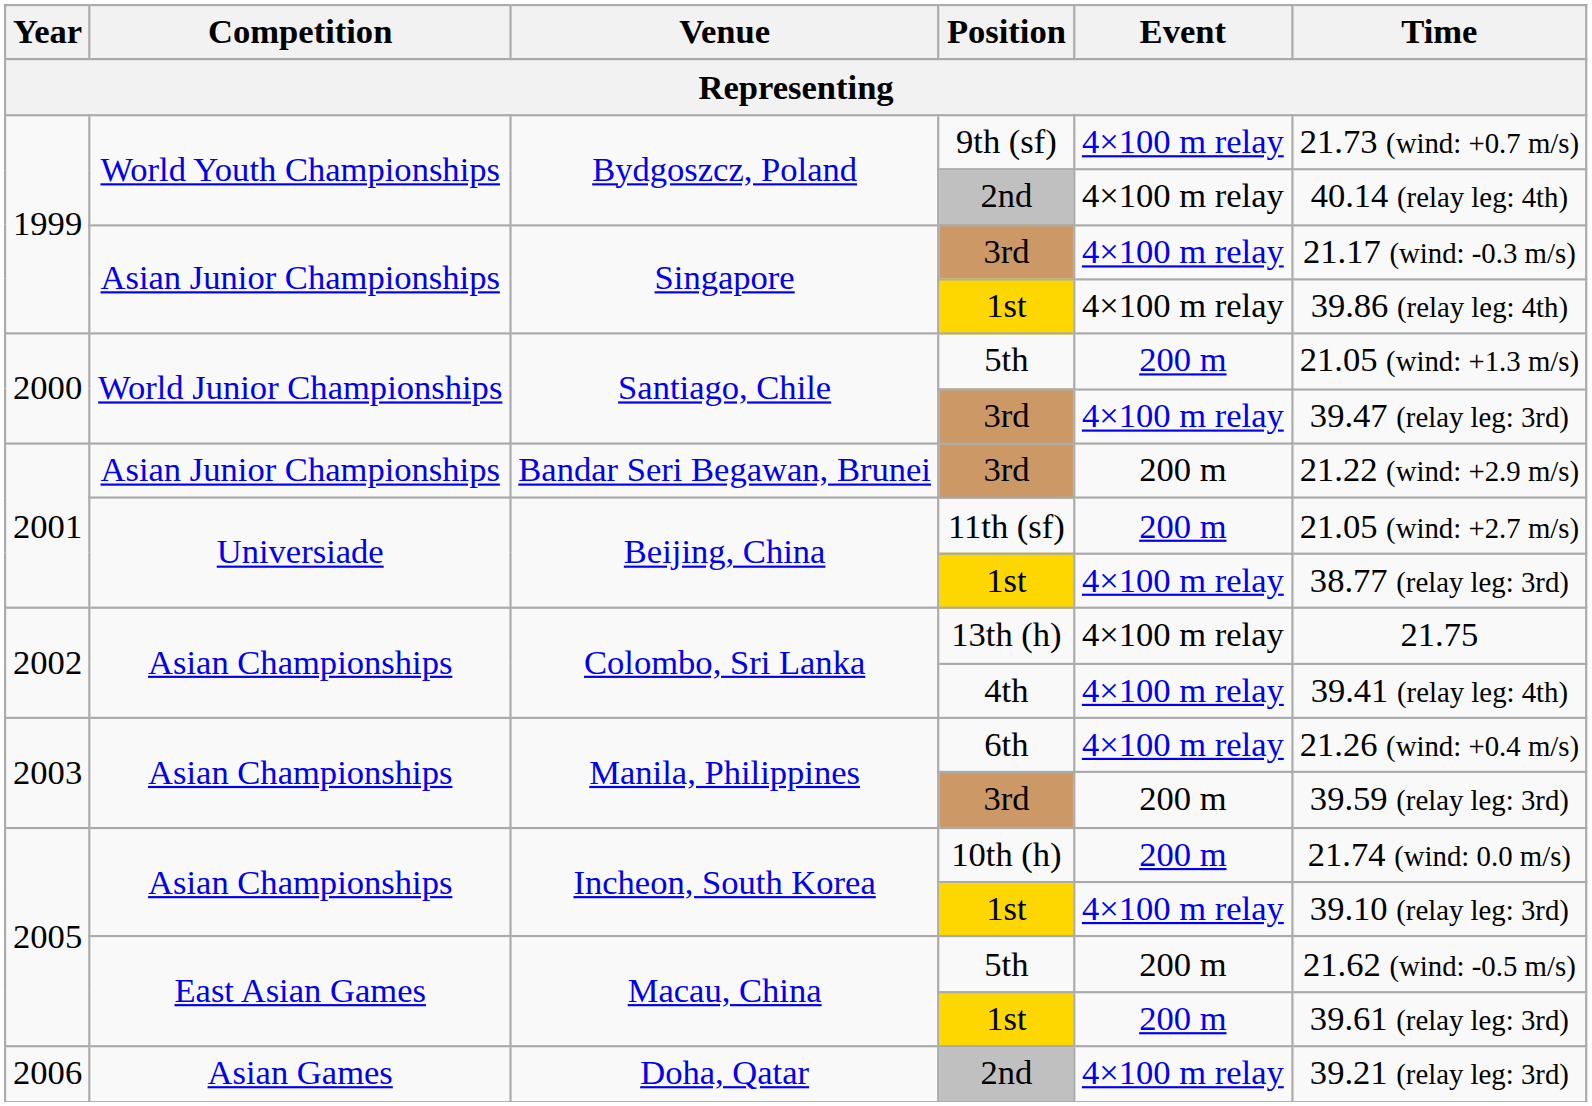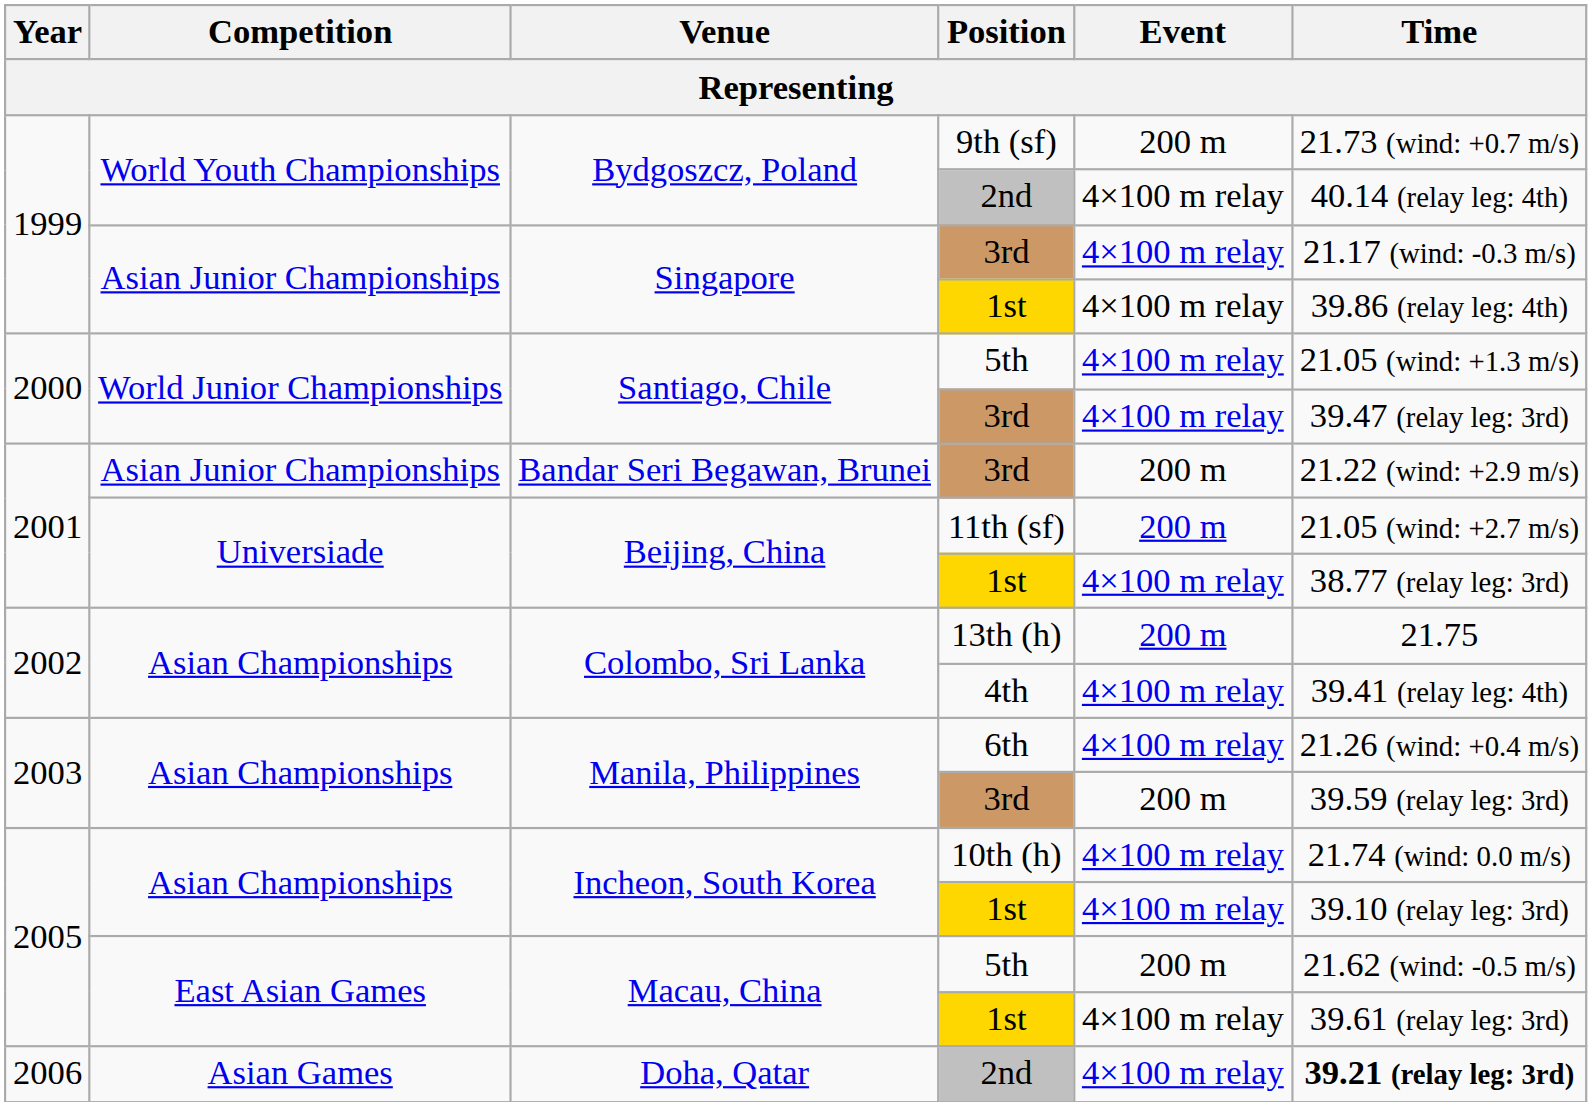(1183, 141) 4×100 m relay -> (1183, 141) 200 m
(1183, 360) 200 m -> (1183, 360) 4×100 m relay
(1183, 634) 4×100 m relay -> (1183, 634) 200 m
(1183, 854) 200 m -> (1183, 854) 4×100 m relay
(1183, 1018) 200 m -> (1183, 1018) 4×100 m relay
(1439, 1073) normal -> (1439, 1073) bold
